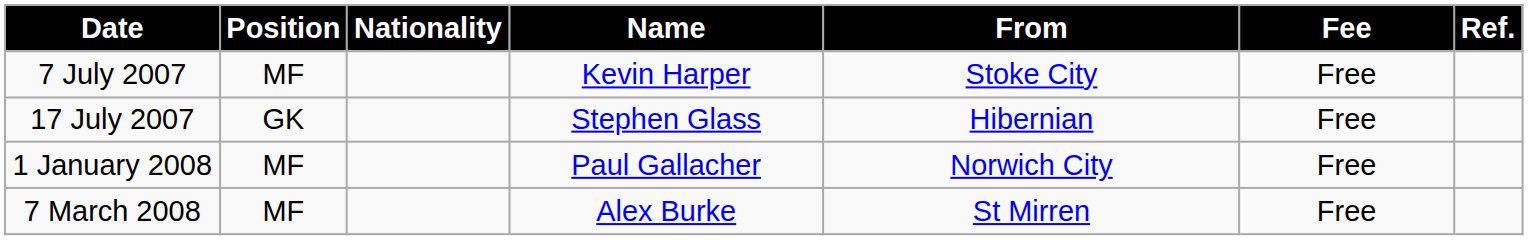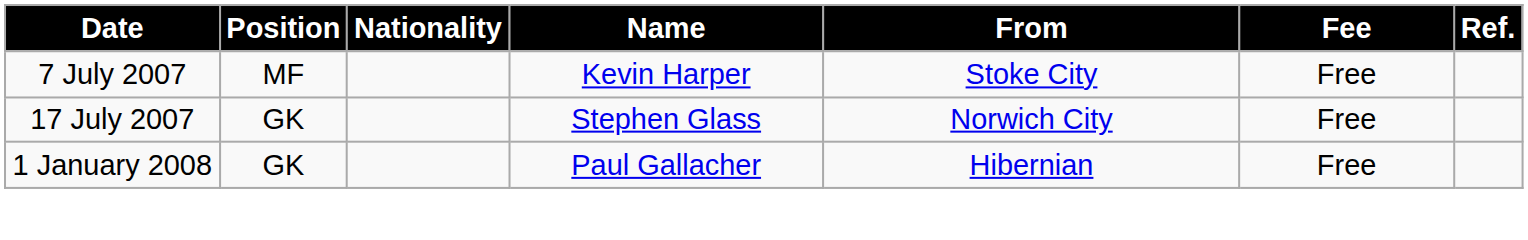(1032, 120) Hibernian -> (1032, 120) Norwich City
(283, 165) MF -> (283, 165) GK
(1032, 165) Norwich City -> (1032, 165) Hibernian
- row: (112, 211)
